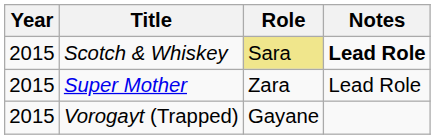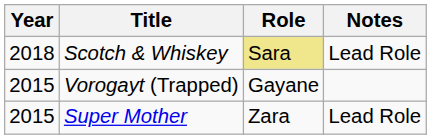(32, 52) 2015 -> (32, 52) 2018
(377, 52) bold -> (375, 52) normal
rows swapped: (125, 85) <-> (151, 117)
